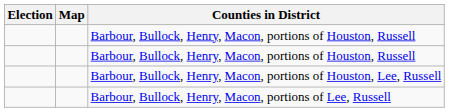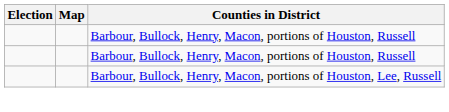- row: (30, 97)
